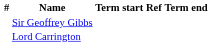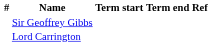columns swapped: (186, 8) <-> (154, 8)
